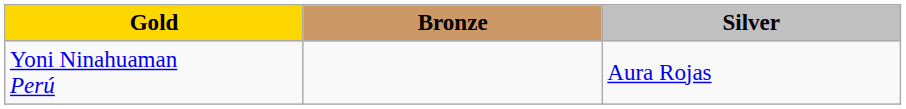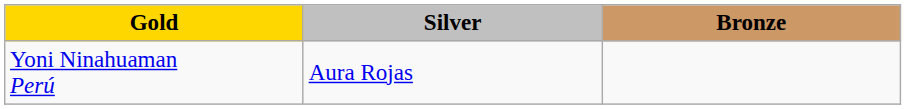columns swapped: (751, 22) <-> (453, 22)
